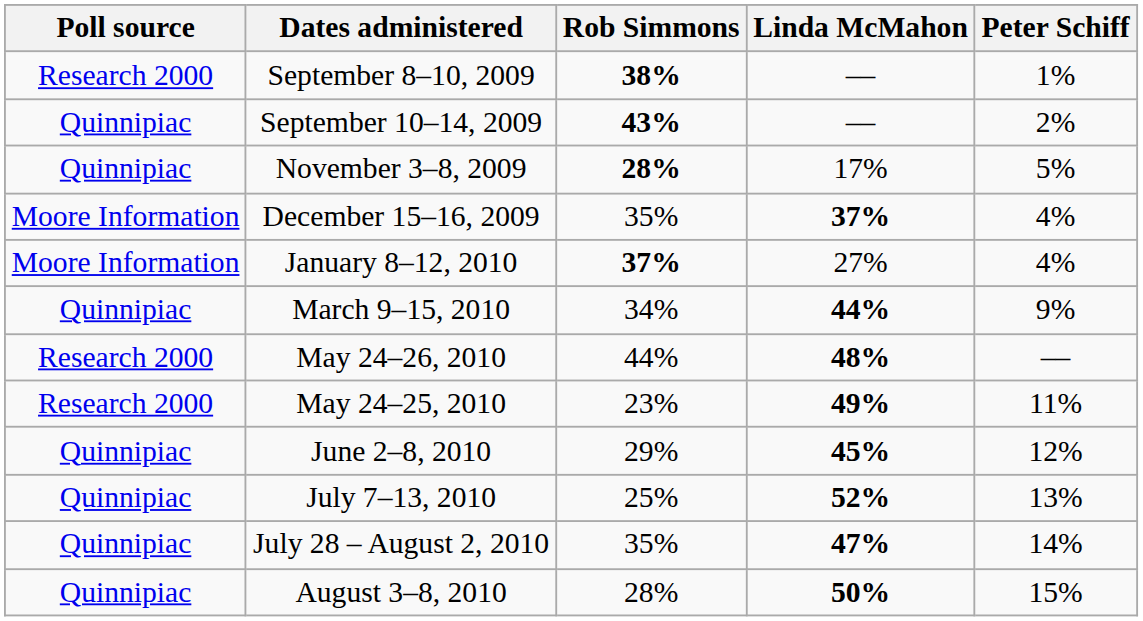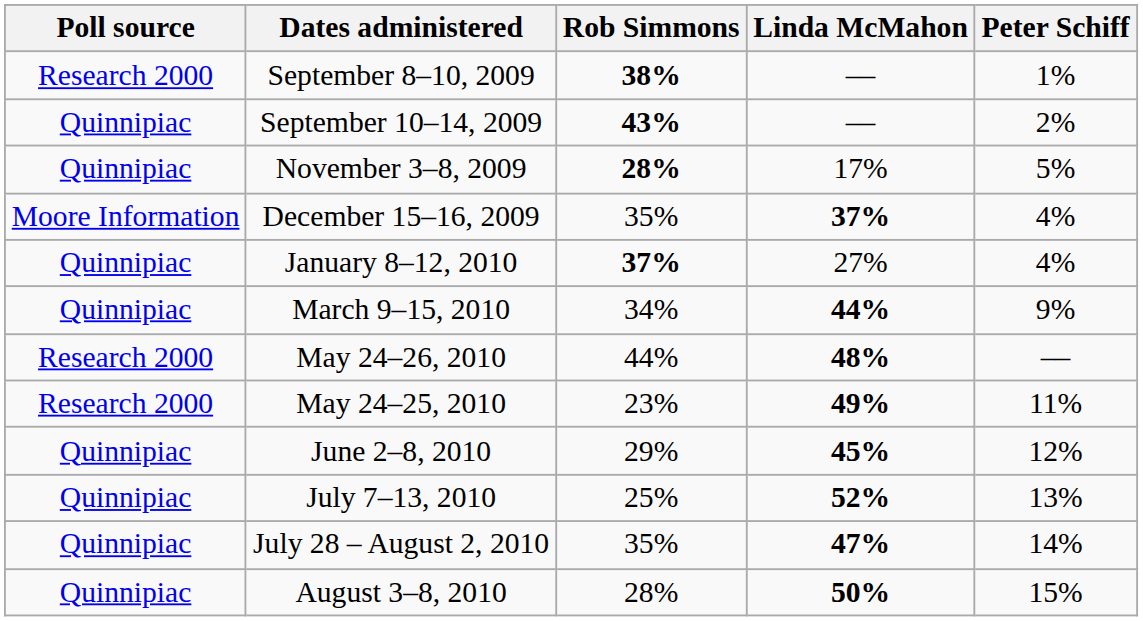(126, 262) Moore Information -> (126, 262) Quinnipiac
